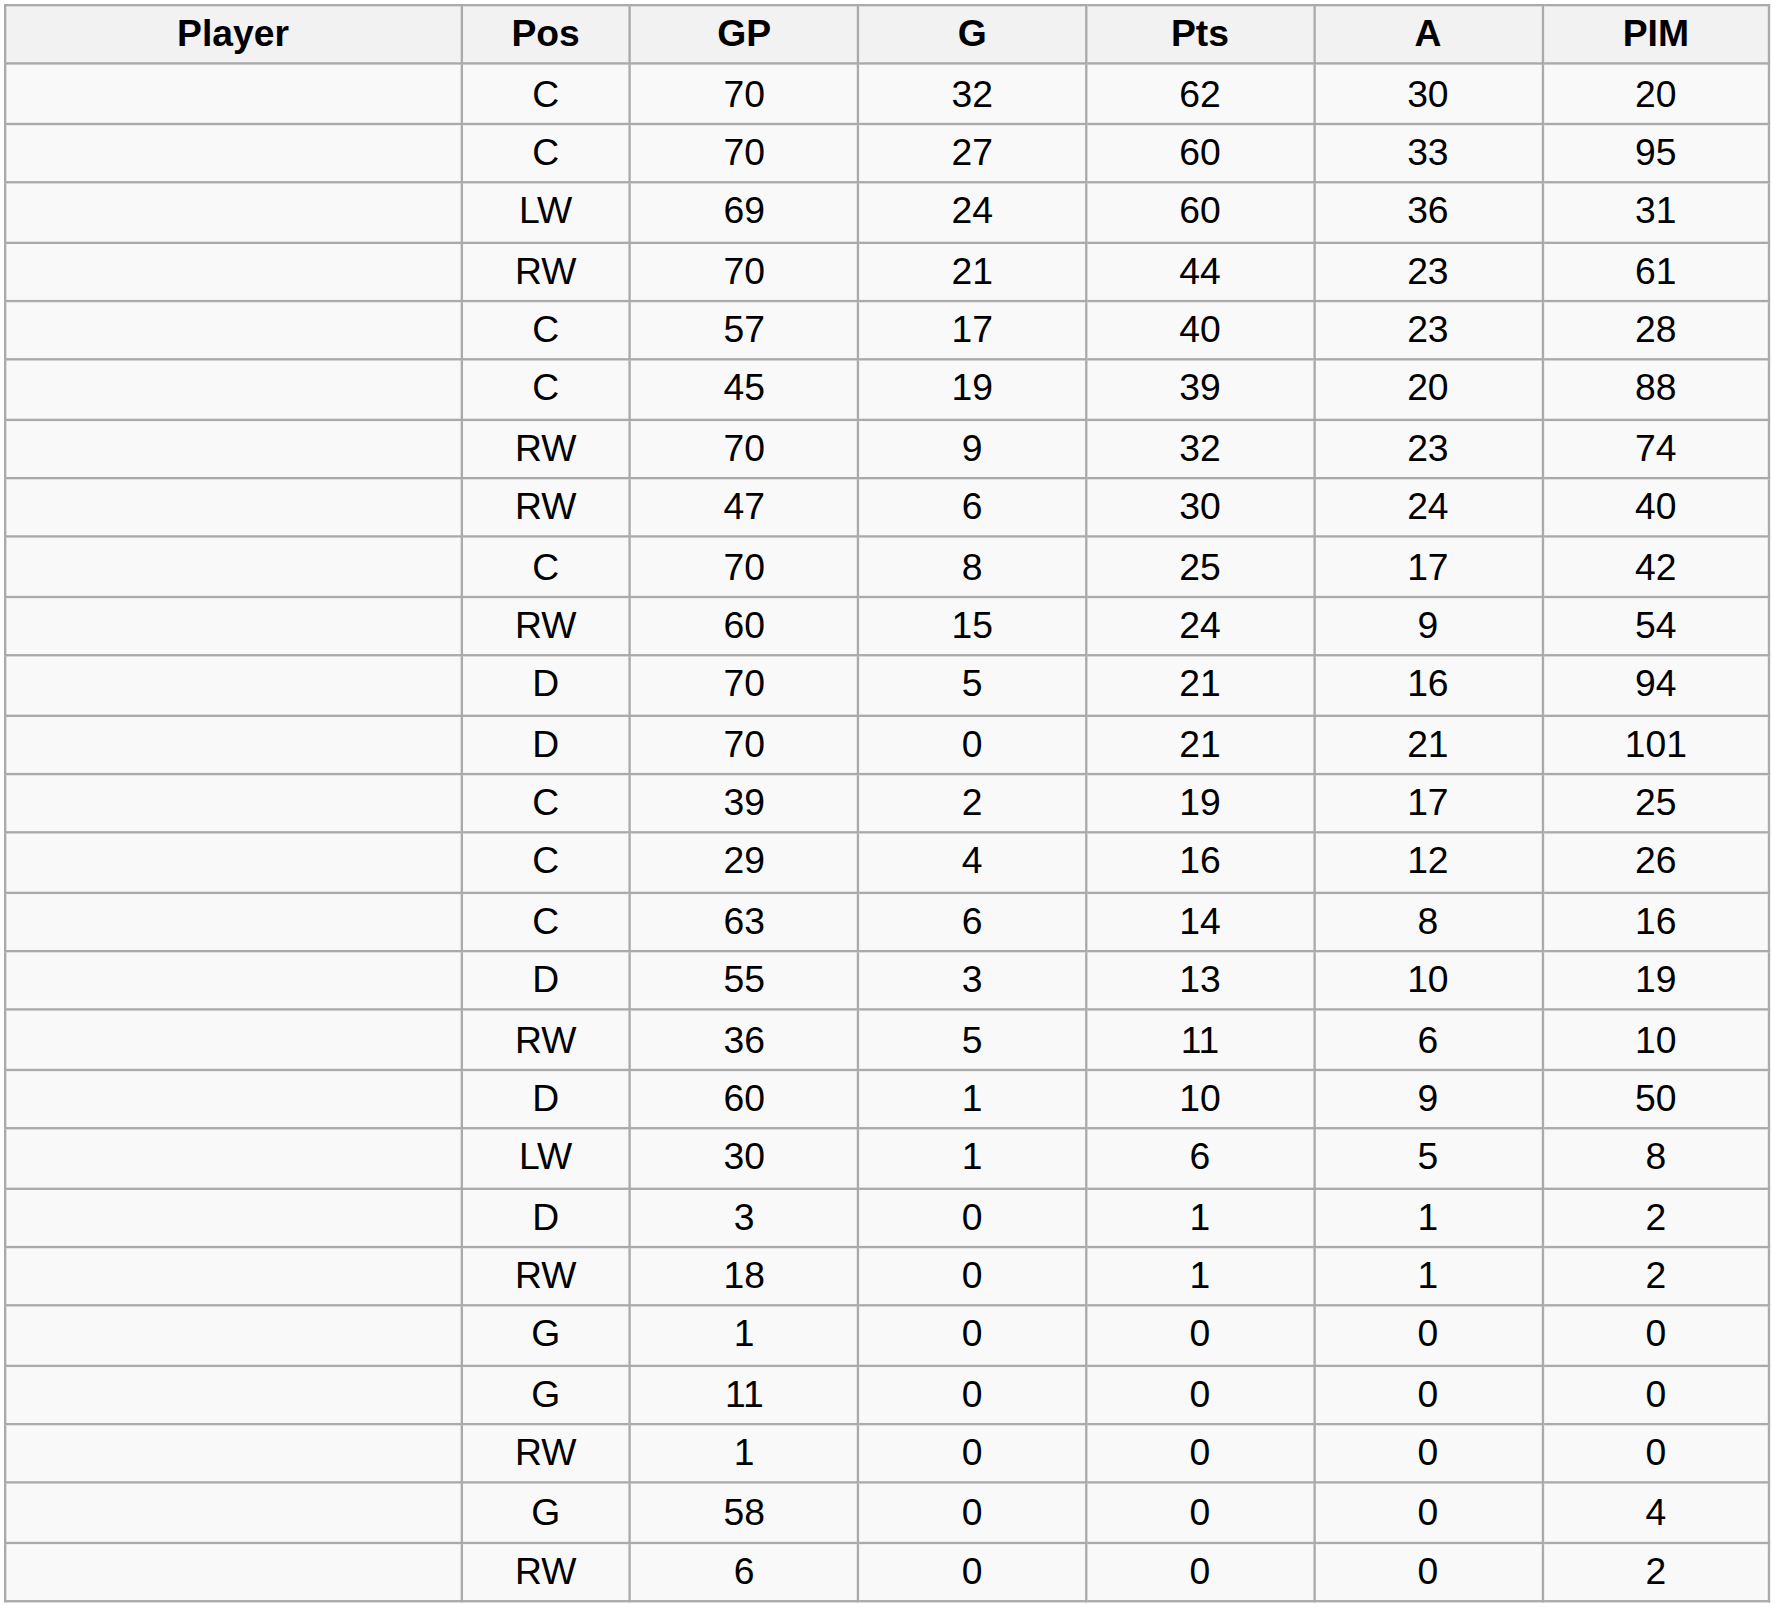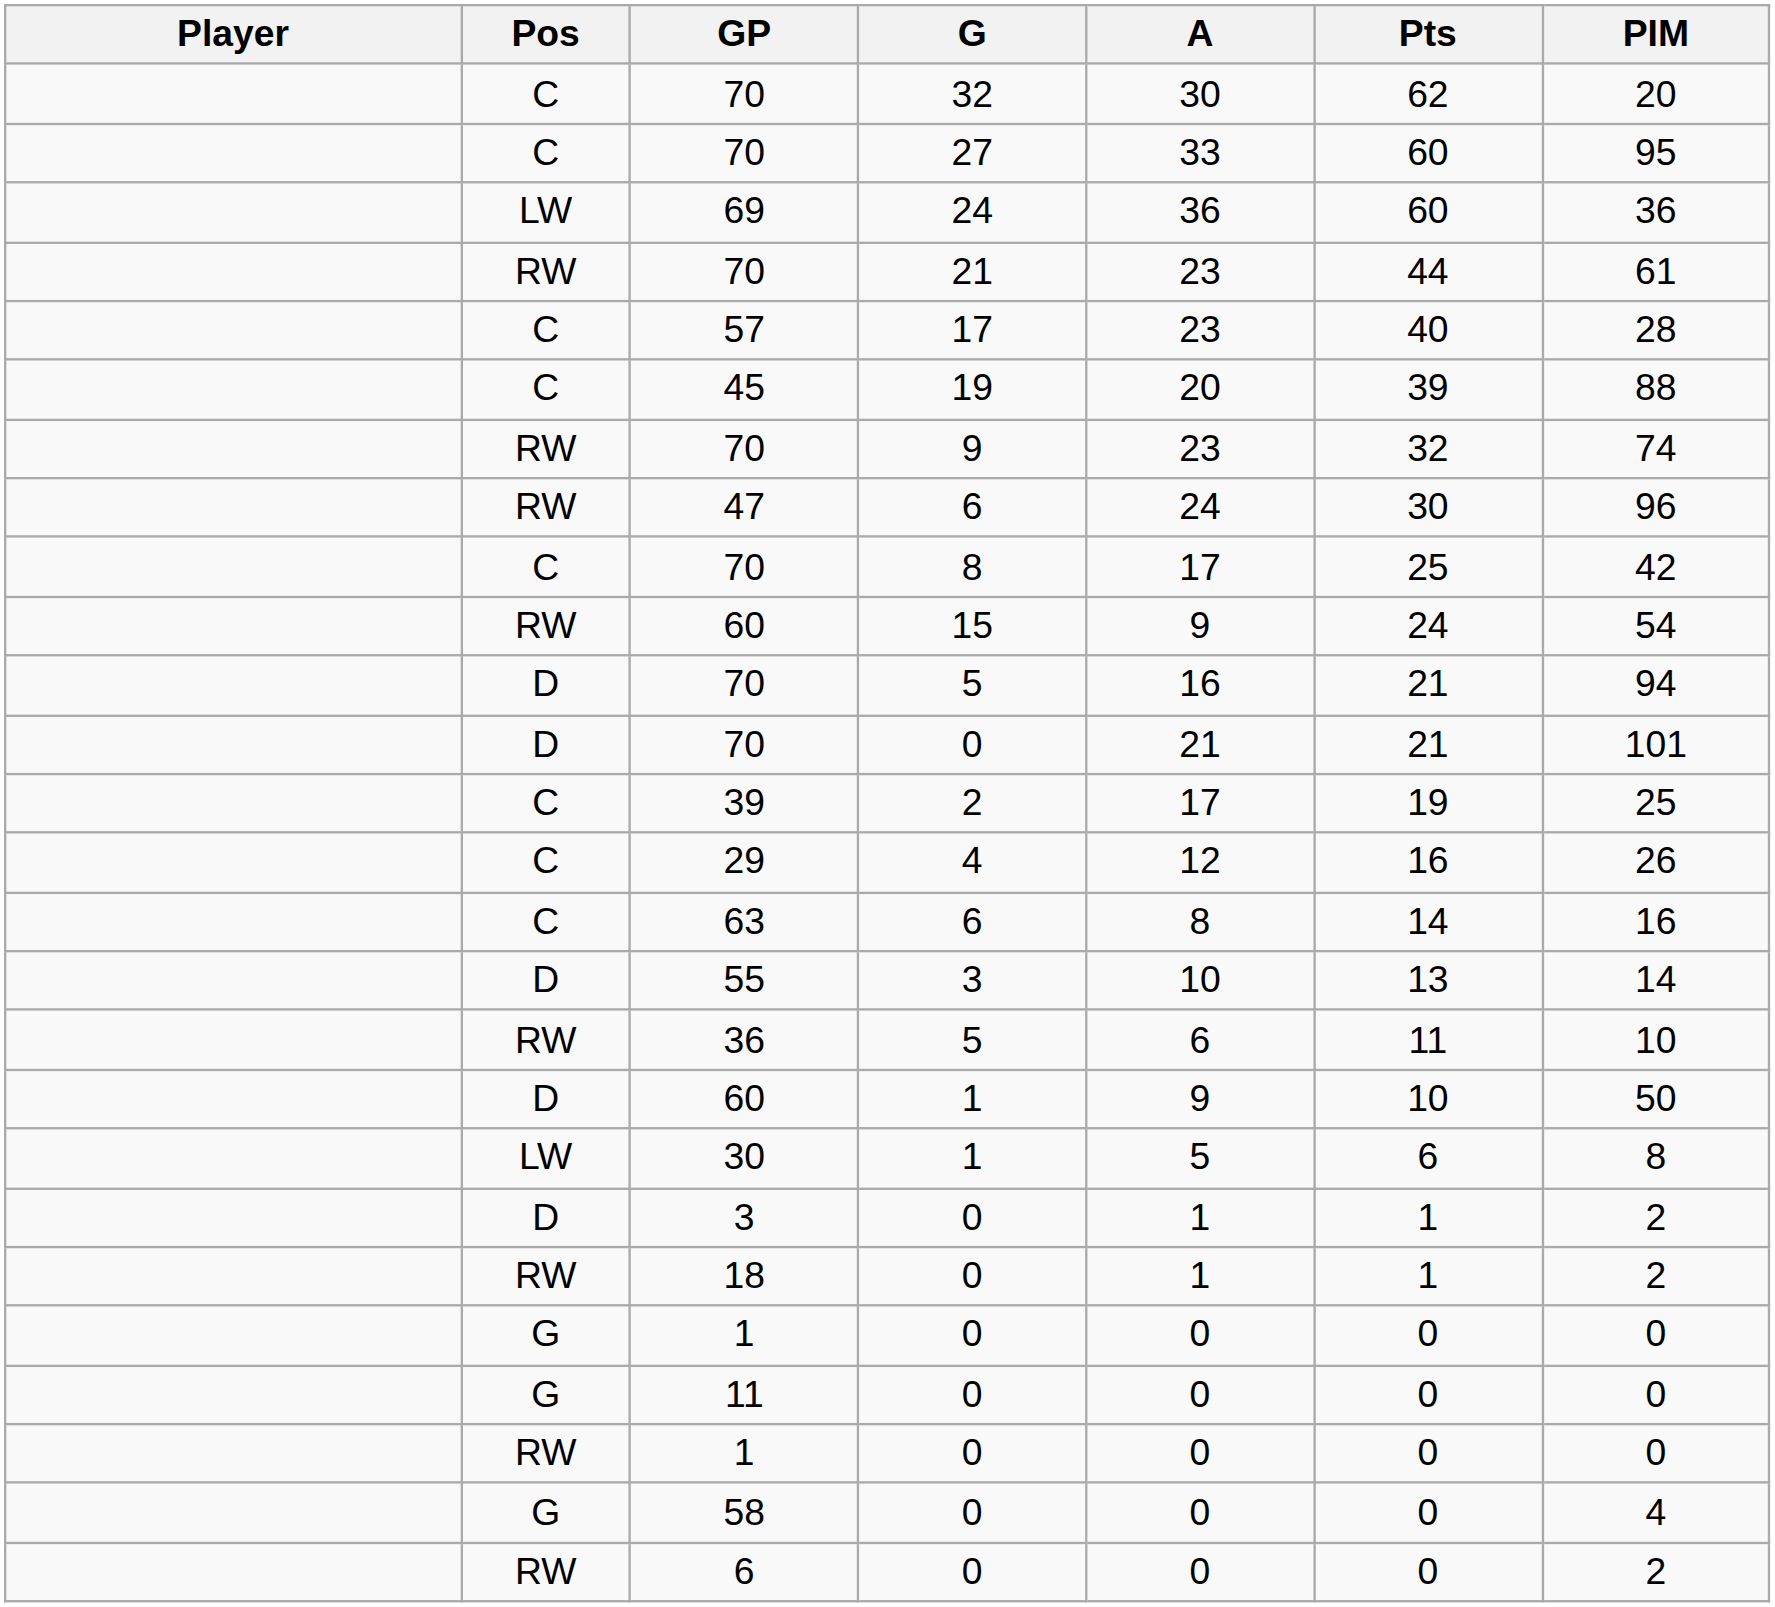columns swapped: (1428, 34) <-> (1200, 34)
(1656, 211) 31 -> (1656, 211) 36
(1656, 507) 40 -> (1656, 507) 96
(1656, 980) 19 -> (1656, 980) 14
